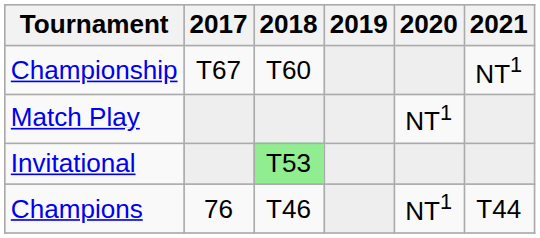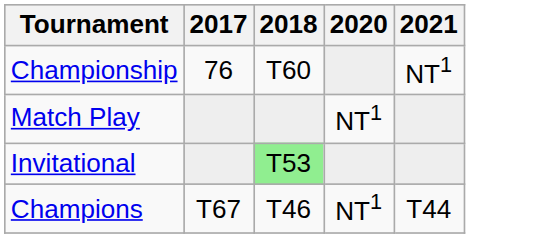- column: (359, 25)
(219, 70) T67 -> (219, 70) 76
(219, 208) 76 -> (219, 208) T67
